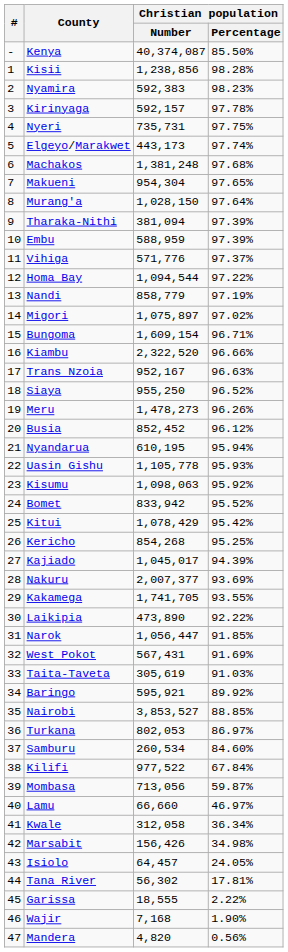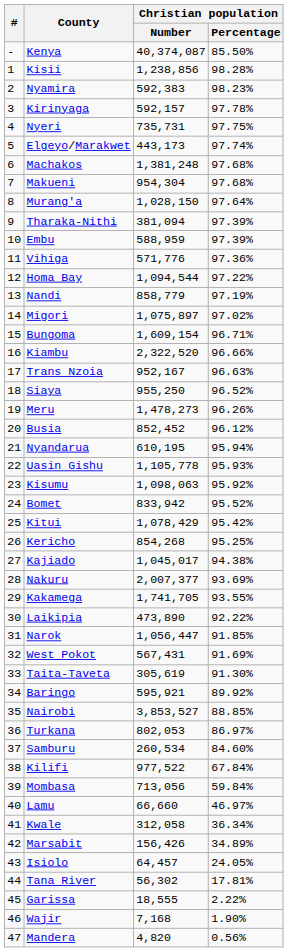(232, 184) 97.65% -> (232, 184) 97.68%
(232, 259) 97.37% -> (232, 259) 97.36%
(232, 561) 94.39% -> (232, 561) 94.38%
(232, 674) 91.03% -> (232, 674) 91.30%
(232, 787) 59.87% -> (232, 787) 59.84%
(232, 844) 34.98% -> (232, 844) 34.89%
